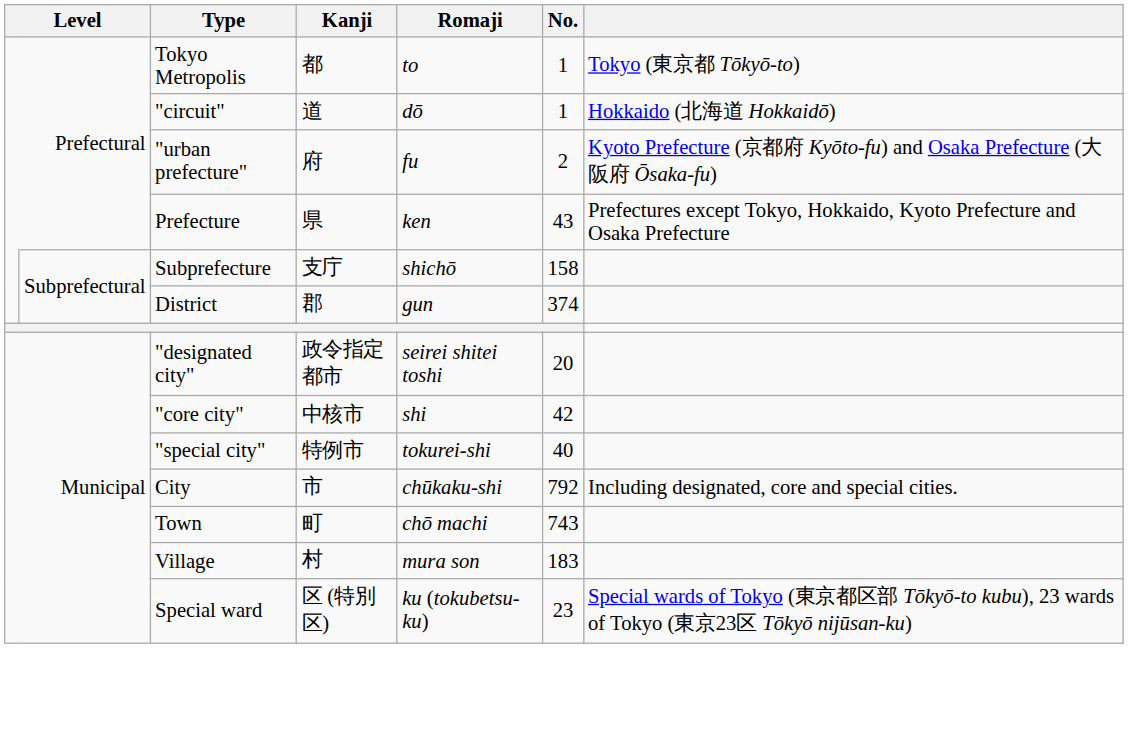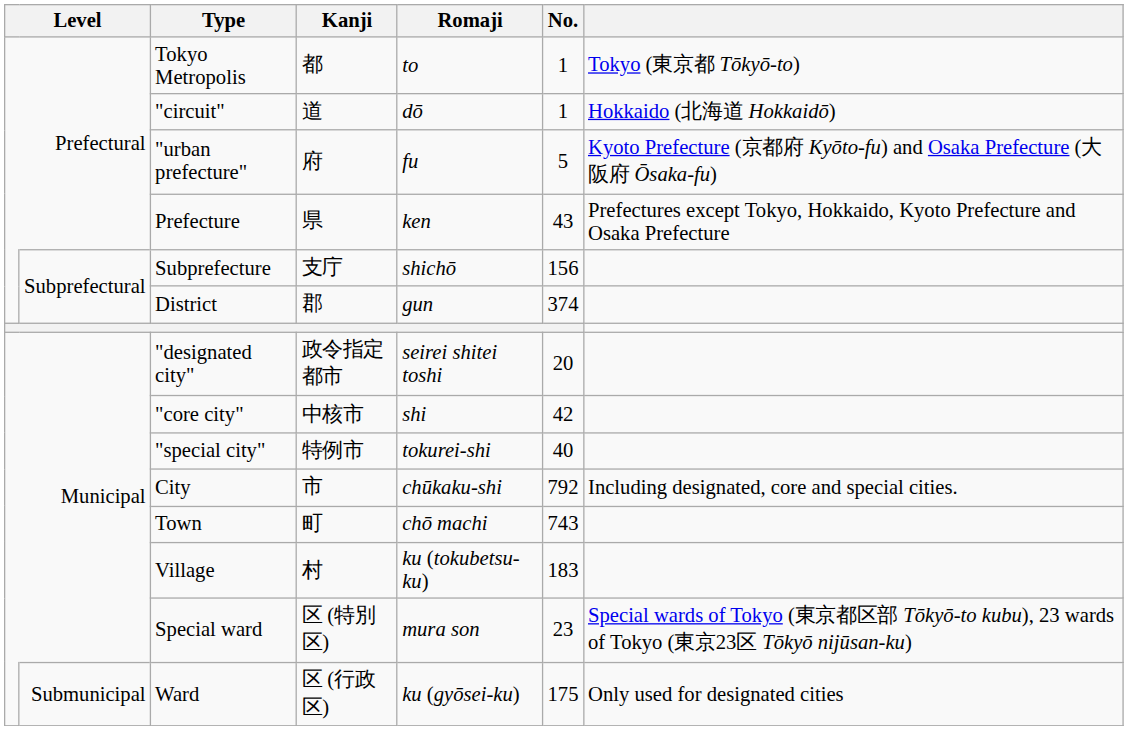(563, 161) 2 -> (563, 161) 5
(563, 267) 158 -> (563, 267) 156
(441, 560) mura son -> (461, 570) ku (tokubetsu-ku)
(461, 610) ku (tokubetsu-ku) -> (441, 630) mura son
+ row: (177, 693)
